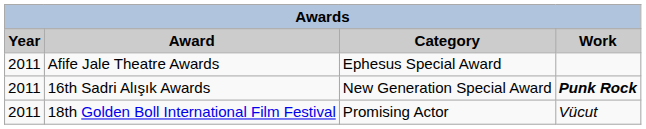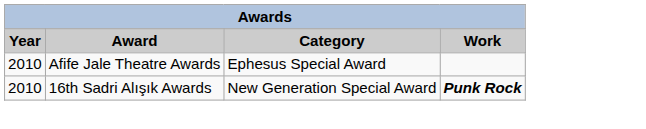(24, 65) 2011 -> (25, 65) 2010
(24, 89) 2011 -> (25, 89) 2010
- row: (192, 112)
